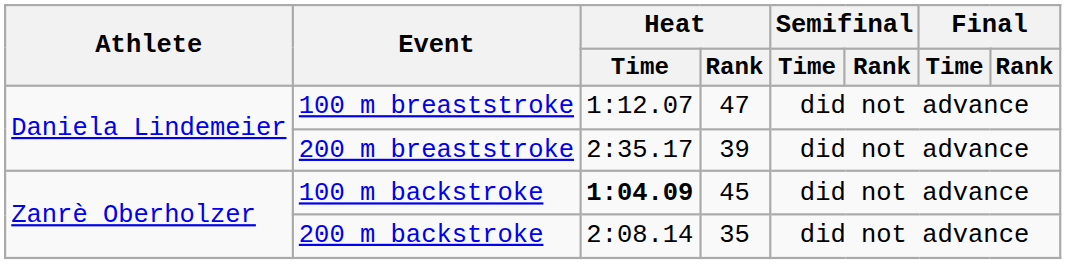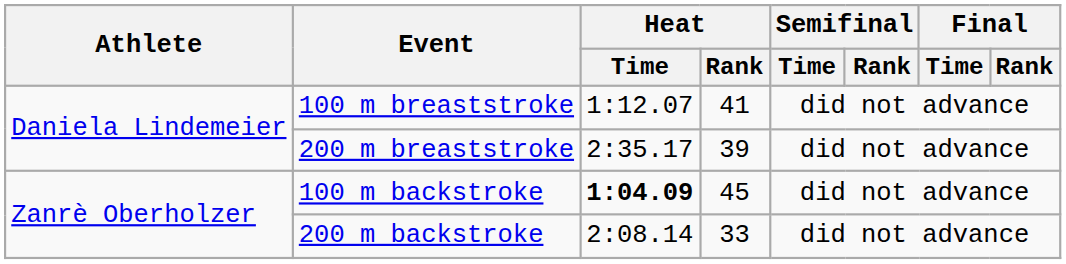(735, 107) 47 -> (735, 107) 41
(735, 236) 35 -> (735, 236) 33
